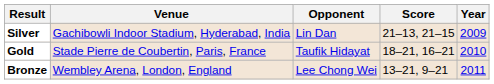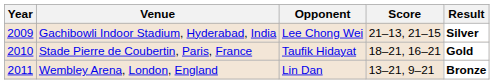columns swapped: (473, 14) <-> (27, 14)
(316, 33) Lin Dan -> (323, 33) Lee Chong Wei
(336, 70) Lee Chong Wei -> (302, 70) Lin Dan
